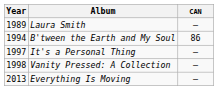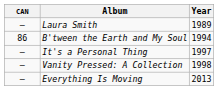columns swapped: (16, 11) <-> (196, 12)
